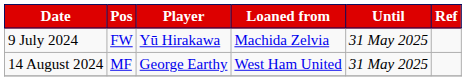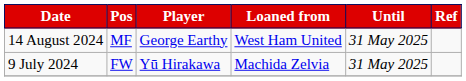rows swapped: (43, 40) <-> (56, 64)
